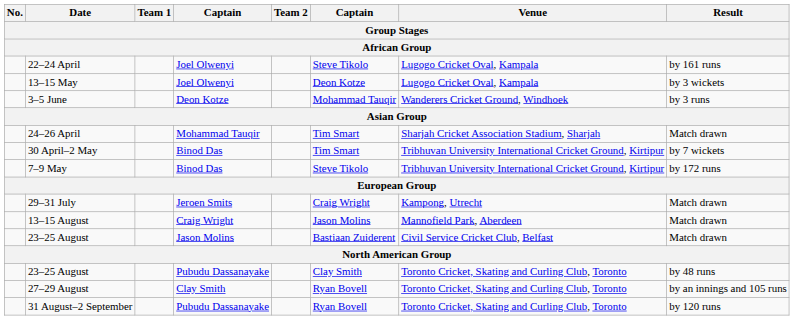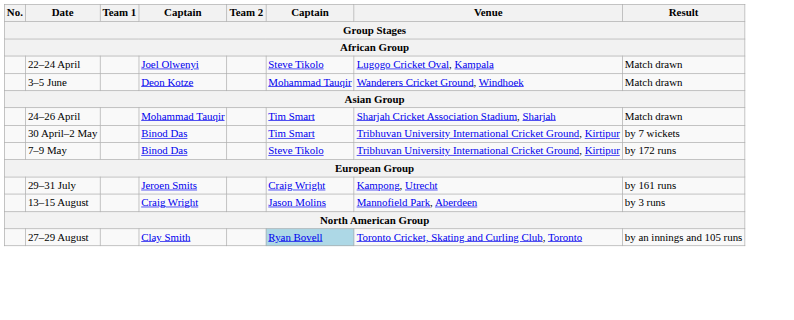(695, 64) by 161 runs -> (654, 64) Match drawn
- row: (53, 82)
(690, 99) by 3 runs -> (654, 82) Match drawn
(698, 202) Match drawn -> (650, 185) by 161 runs
(698, 220) Match drawn -> (645, 202) by 3 runs
- row: (58, 237)
- row: (58, 271)
(340, 289) no background -> (295, 237) lightblue background
- row: (80, 306)
